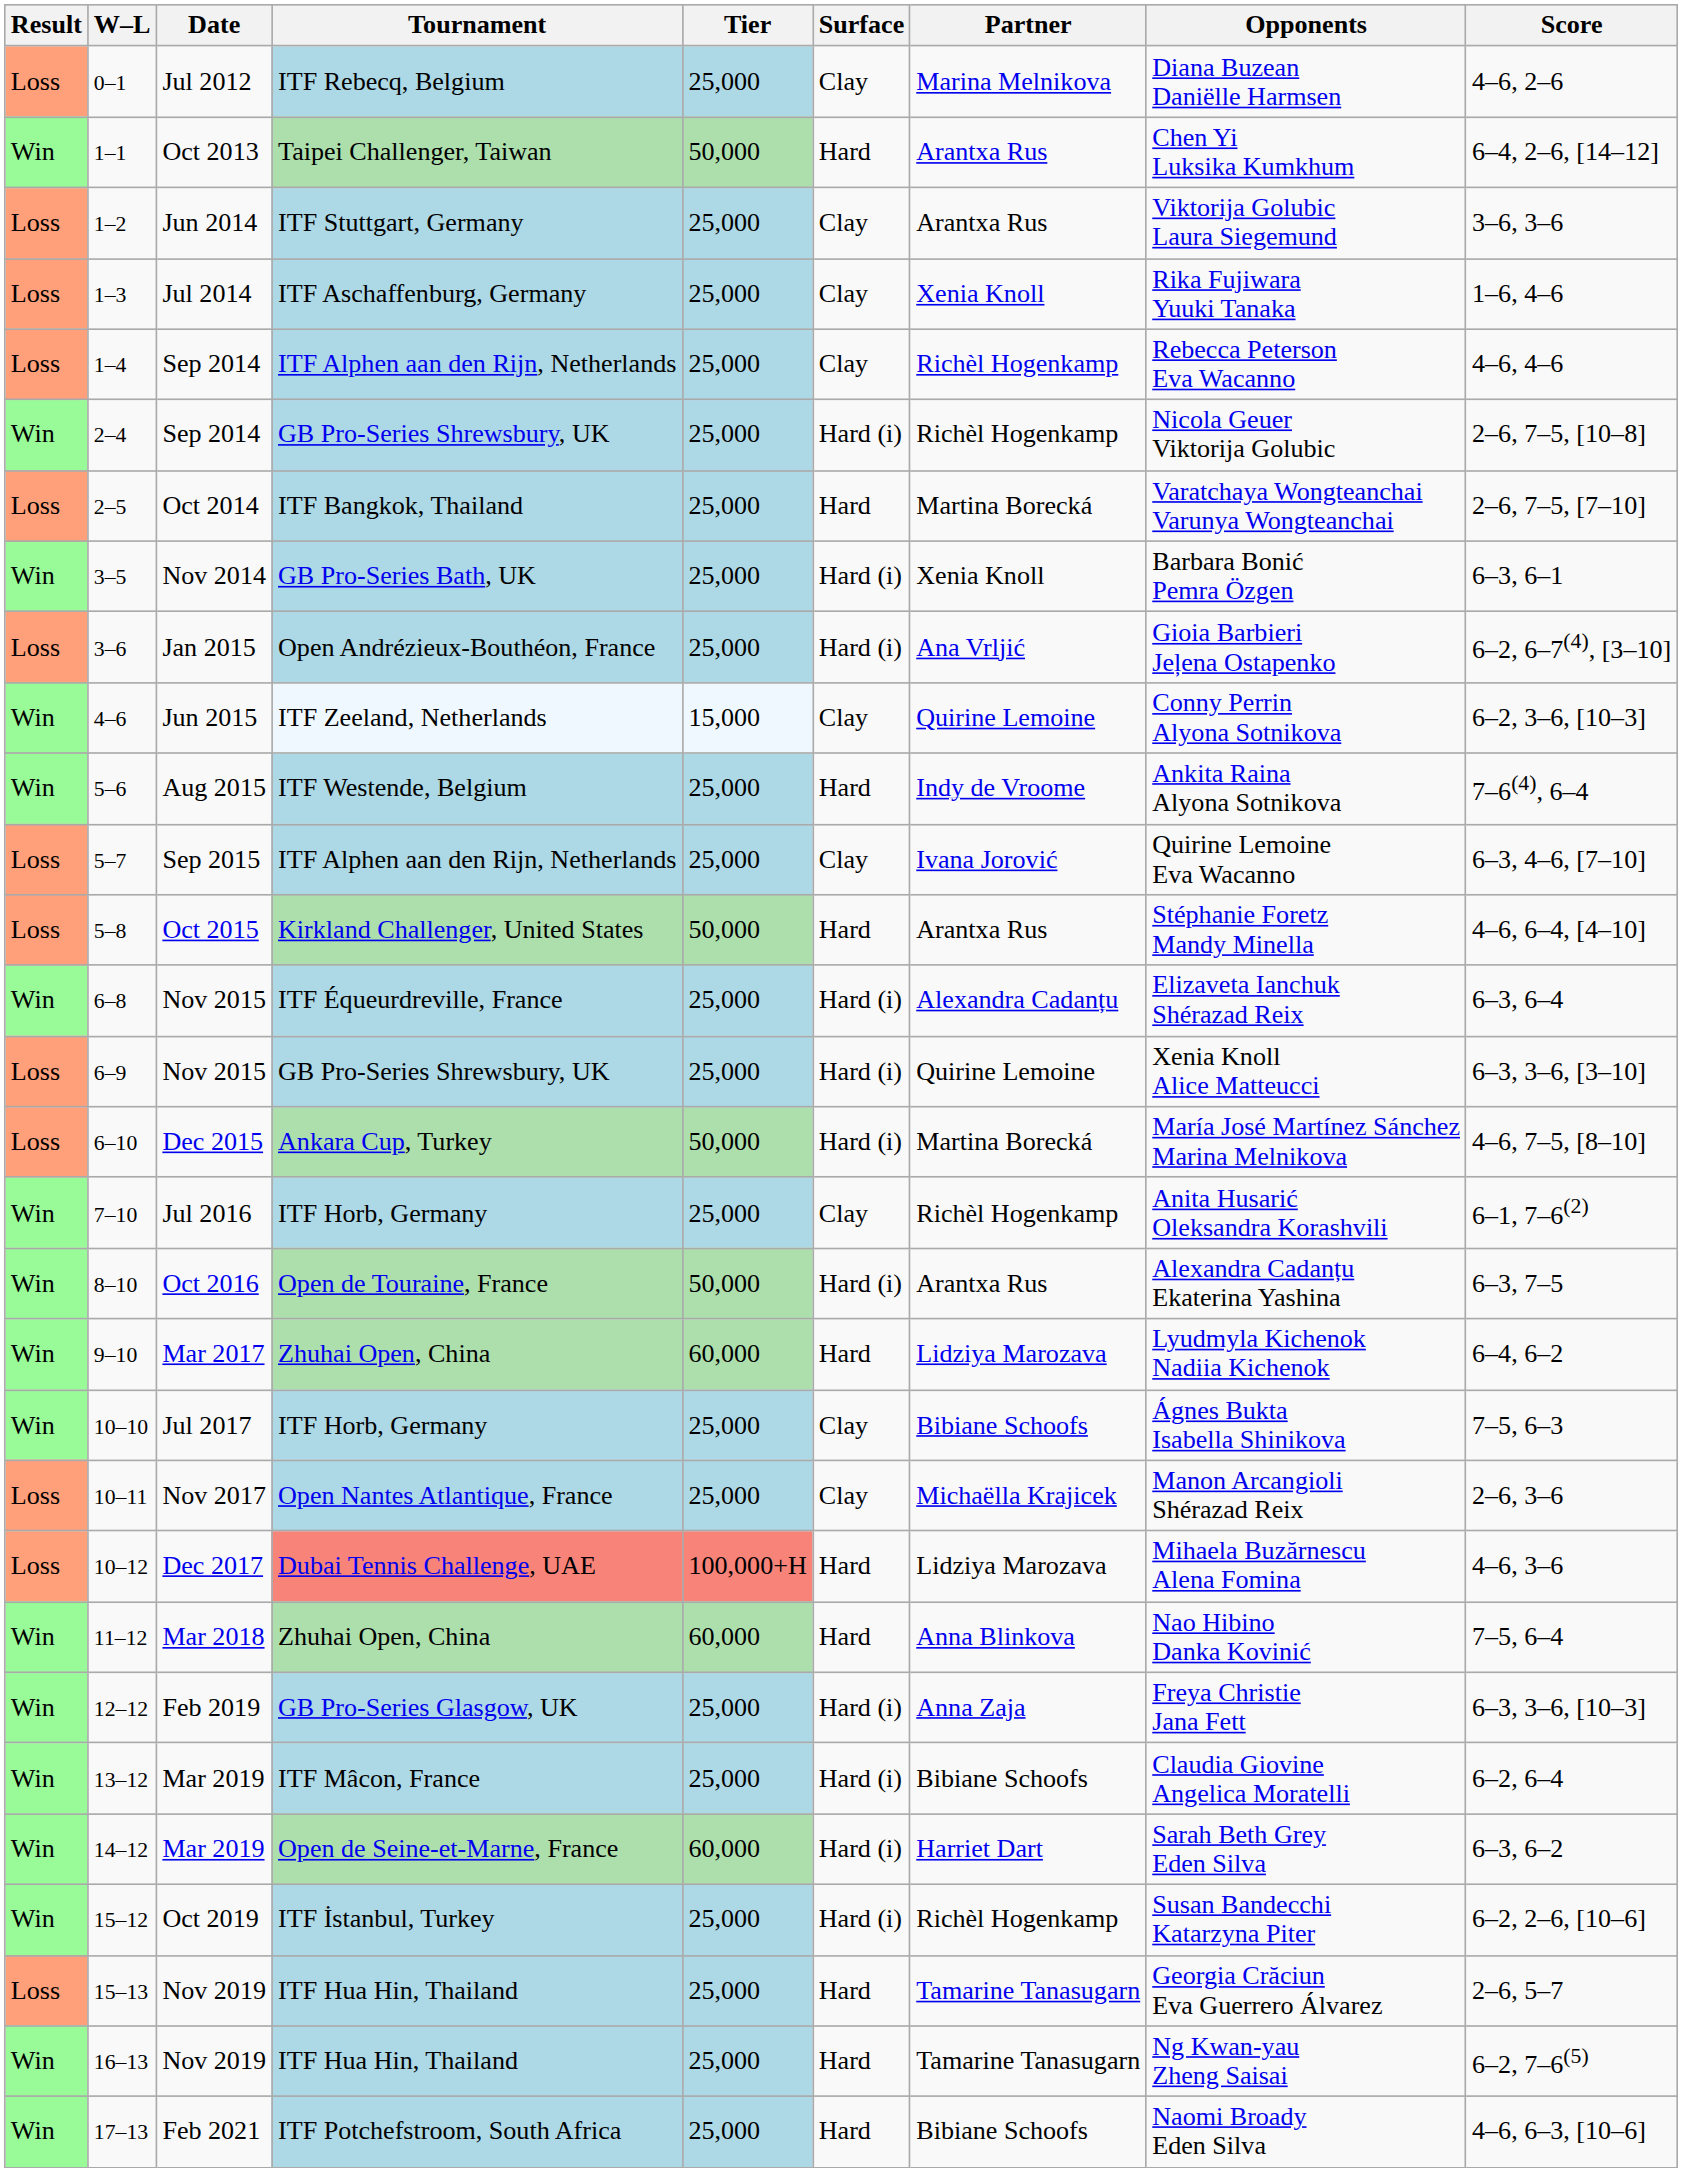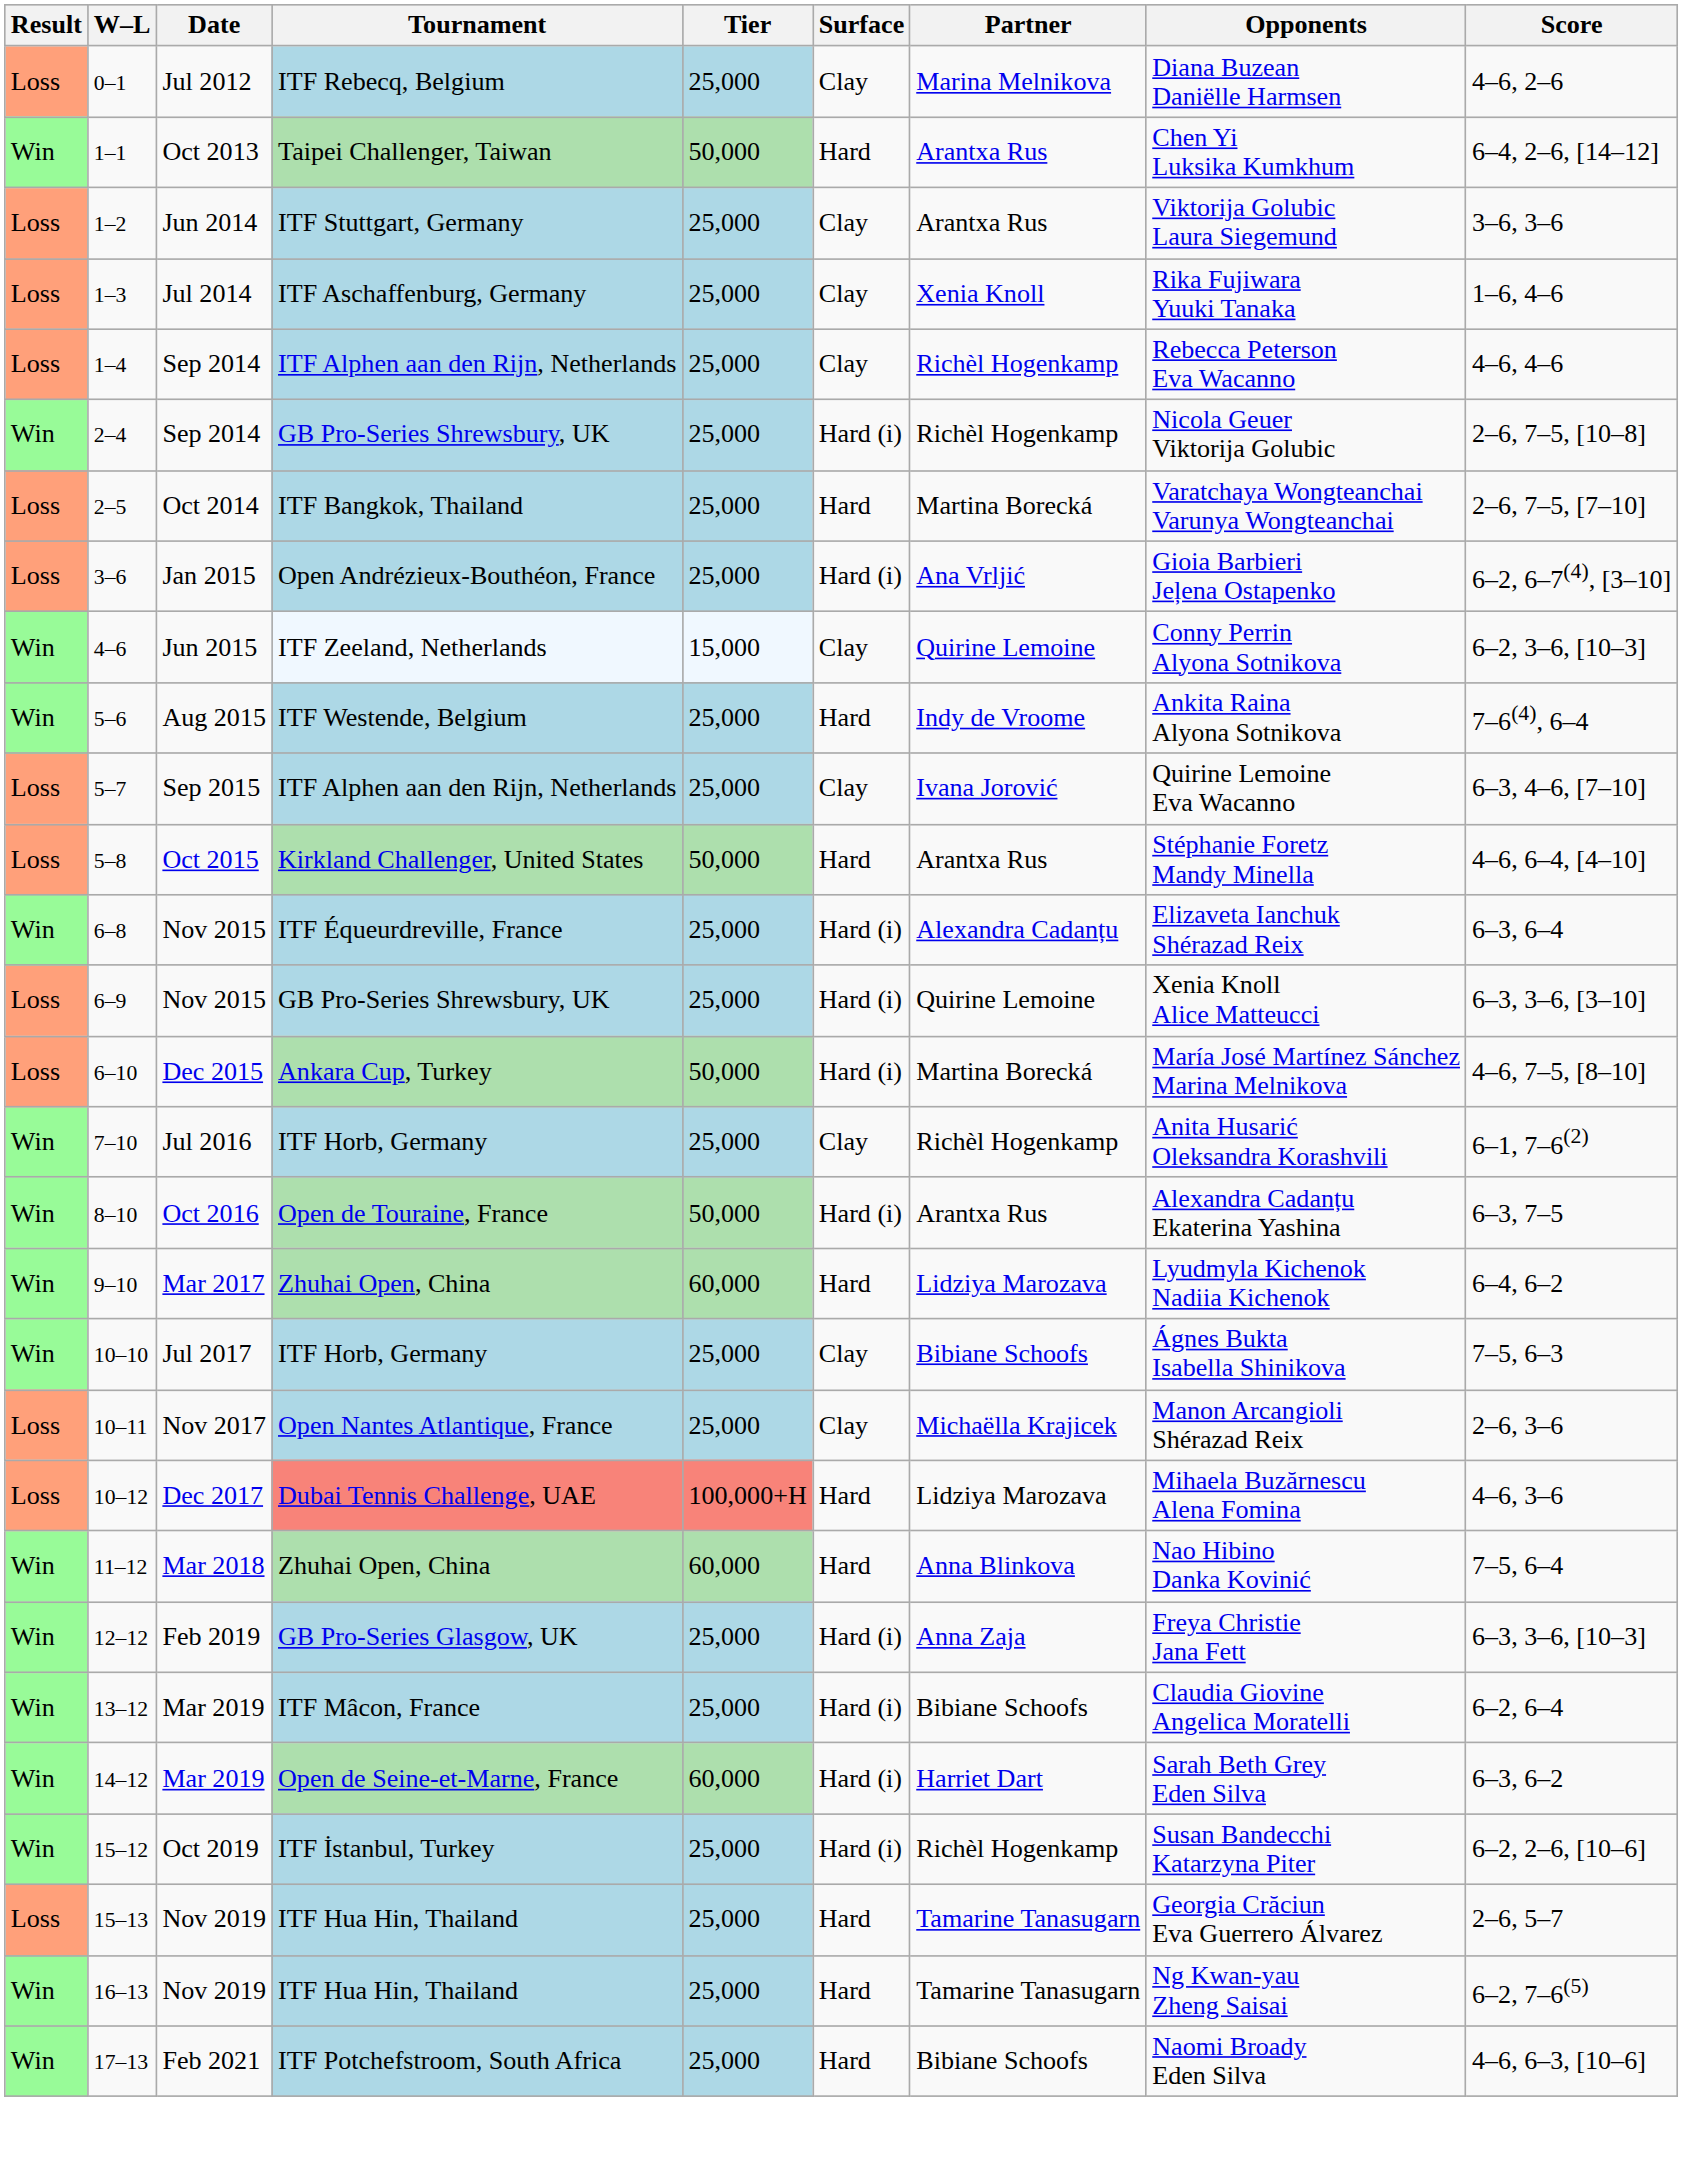- row: (110, 577)
